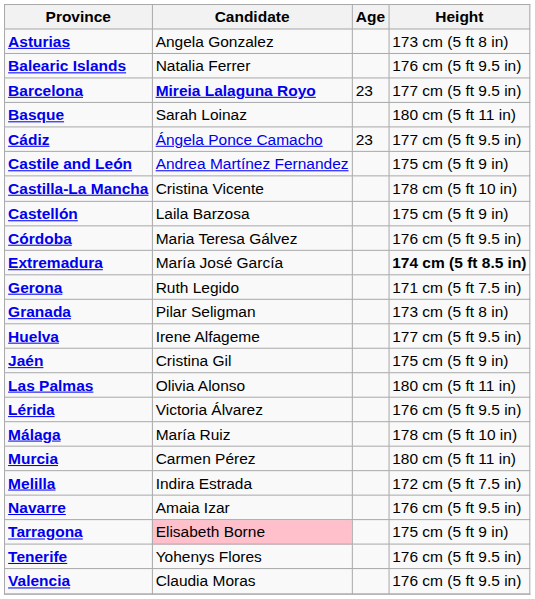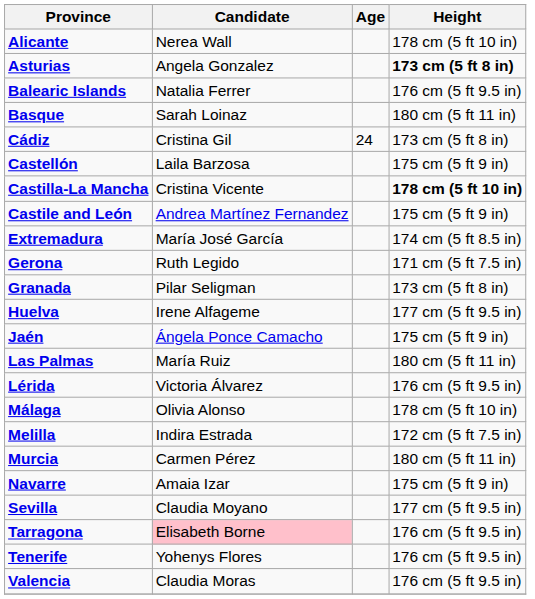+ row: (38, 42)
(450, 42) normal -> (453, 66) bold
- row: (46, 91)
(239, 140) Ángela Ponce Camacho -> (194, 140) Cristina Gil
(364, 140) 23 -> (364, 140) 24
(457, 140) 177 cm (5 ft 9.5 in) -> (450, 140) 173 cm (5 ft 8 in)
rows swapped: (43, 213) <-> (70, 164)
(455, 189) normal -> (457, 189) bold
- row: (40, 238)
(459, 262) bold -> (457, 238) normal
(194, 361) Cristina Gil -> (239, 336) Ángela Ponce Camacho
(200, 385) Olivia Alonso -> (193, 361) María Ruiz
(193, 434) María Ruiz -> (200, 410) Olivia Alonso
rows swapped: (32, 483) <-> (33, 459)
(457, 508) 176 cm (5 ft 9.5 in) -> (450, 483) 175 cm (5 ft 9 in)
+ row: (33, 508)
(450, 532) 175 cm (5 ft 9 in) -> (457, 532) 176 cm (5 ft 9.5 in)
